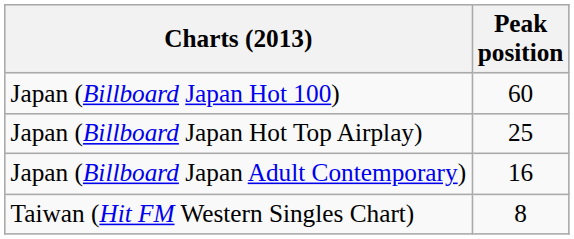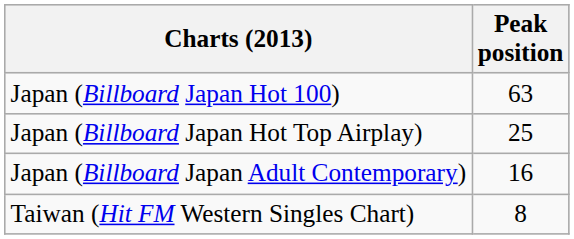(521, 93) 60 -> (521, 93) 63
